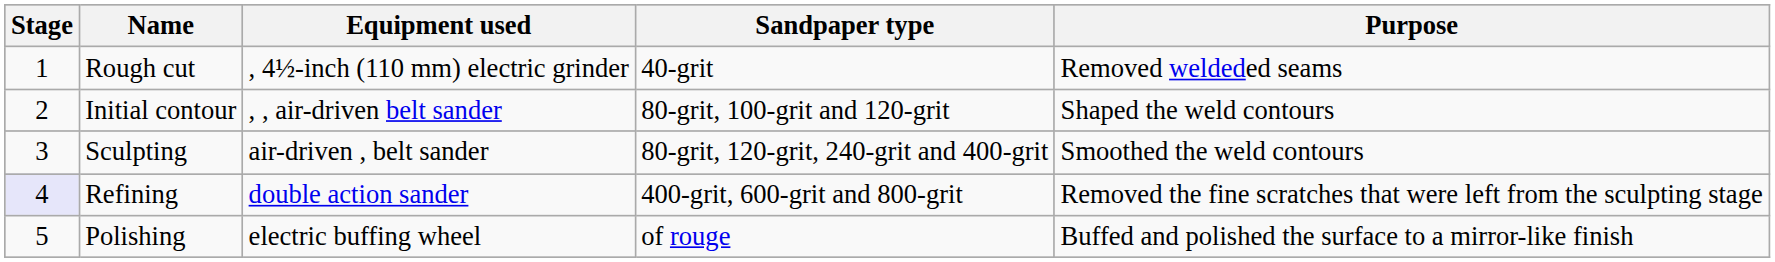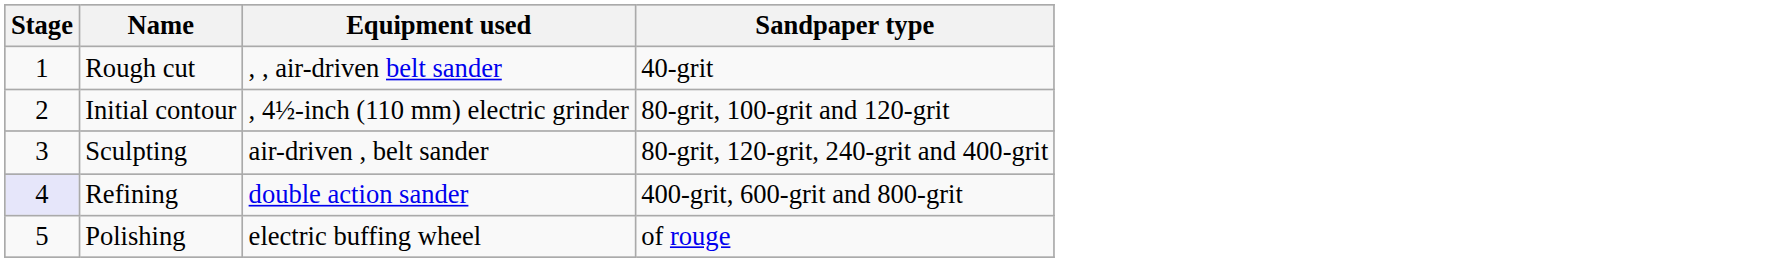- column: (1412, 25)
(439, 67) , 4½-inch (110 mm) electric grinder -> (375, 67) , , air-driven belt sander
(375, 109) , , air-driven belt sander -> (439, 109) , 4½-inch (110 mm) electric grinder
